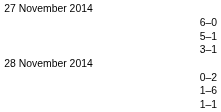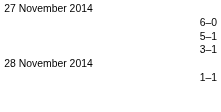- row: (89, 77)
- row: (89, 91)
